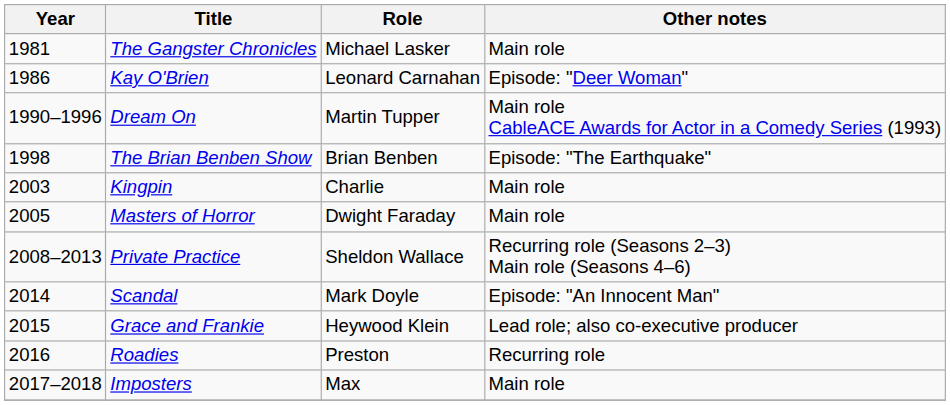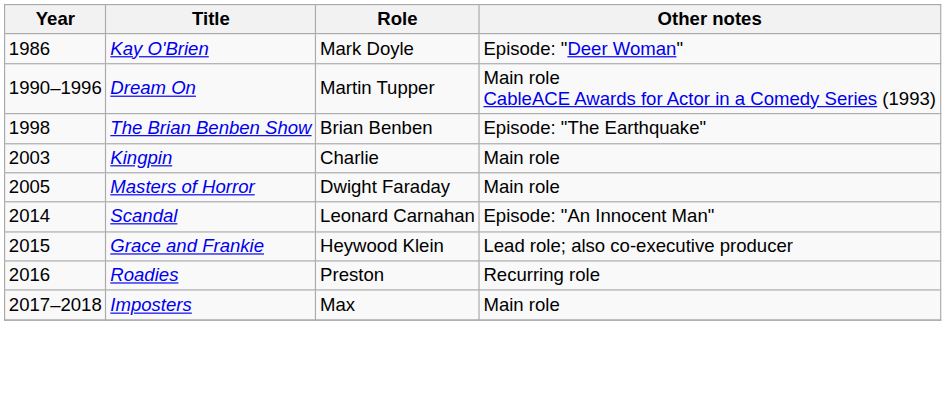- row: (213, 48)
(403, 78) Leonard Carnahan -> (367, 48) Mark Doyle
- row: (175, 256)
(372, 296) Mark Doyle -> (397, 216) Leonard Carnahan
